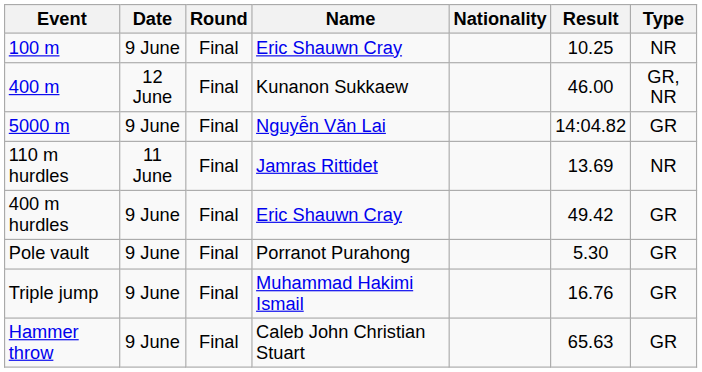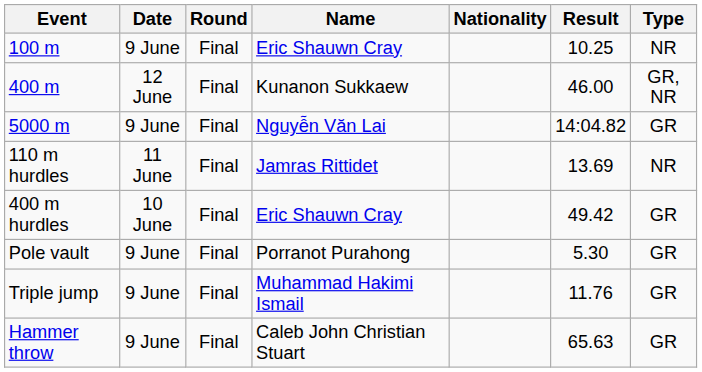(152, 214) 9 June -> (152, 214) 10 June
(591, 293) 16.76 -> (591, 293) 11.76
